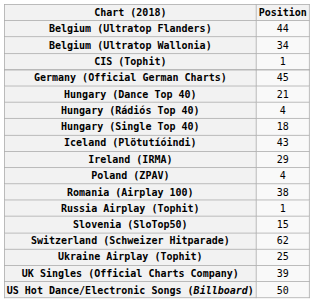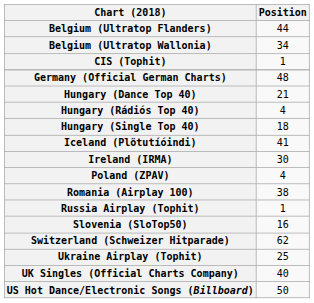(283, 78) 45 -> (283, 78) 48
(283, 143) 43 -> (283, 143) 41
(283, 159) 29 -> (283, 159) 30
(283, 225) 15 -> (283, 225) 16
(283, 274) 39 -> (283, 274) 40
